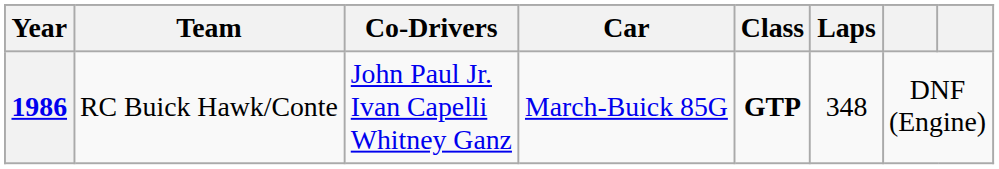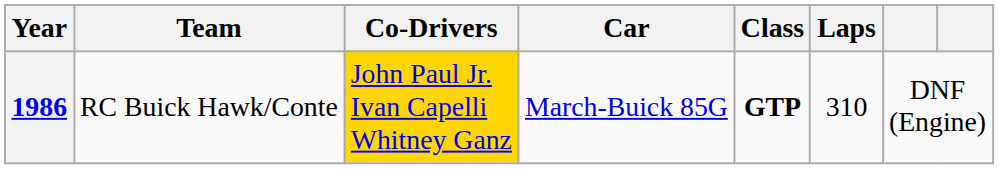(431, 106) no background -> (431, 106) gold background
(847, 106) 348 -> (847, 106) 310
